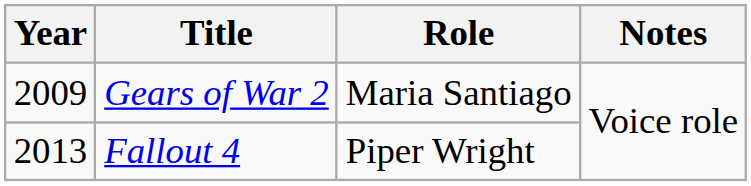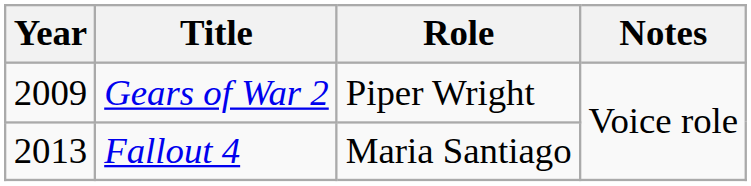(459, 92) Maria Santiago -> (440, 92) Piper Wright
(440, 150) Piper Wright -> (459, 150) Maria Santiago
